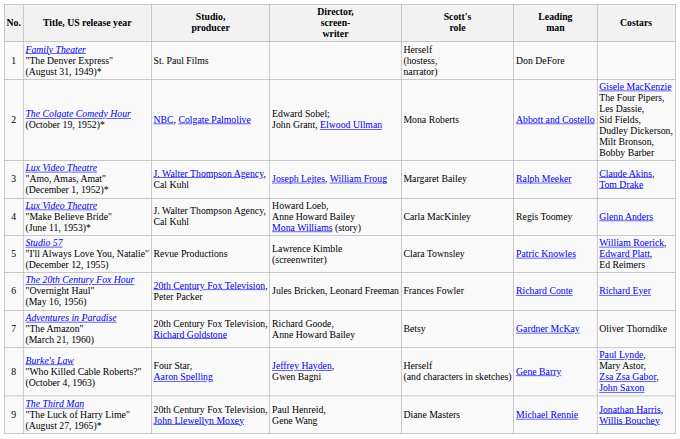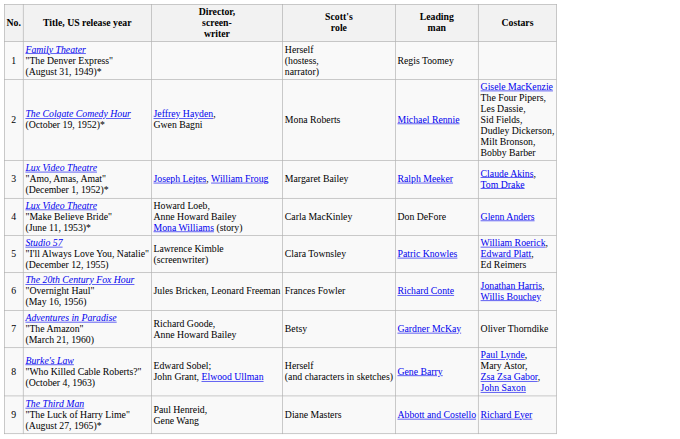- column: (211, 23)
(540, 60) Don DeFore -> (426, 60) Regis Toomey
(327, 120) Edward Sobel; John Grant, Elwood Ullman -> (185, 120) Jeffrey Hayden, Gwen Bagni
(555, 120) Abbott and Costello -> (429, 120) Michael Rennie
(544, 216) Regis Toomey -> (422, 216) Don DeFore
(625, 291) Richard Eyer -> (513, 291) Jonathan Harris, Willis Bouchey
(303, 372) Jeffrey Hayden, Gwen Bagni -> (209, 372) Edward Sobel; John Grant, Elwood Ullman
(547, 415) Michael Rennie -> (437, 415) Abbott and Costello
(631, 415) Jonathan Harris, Willis Bouchey -> (506, 415) Richard Eyer
